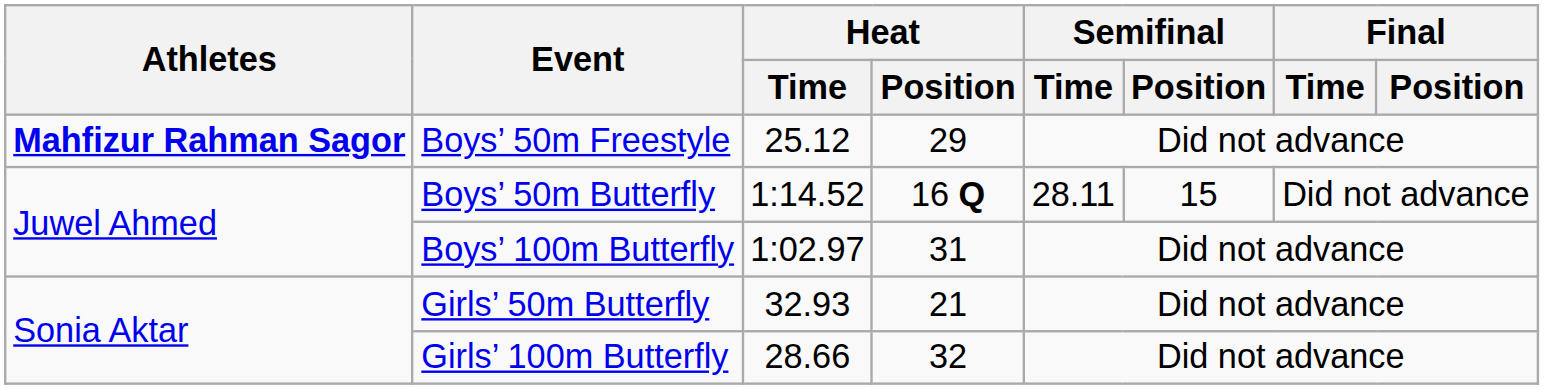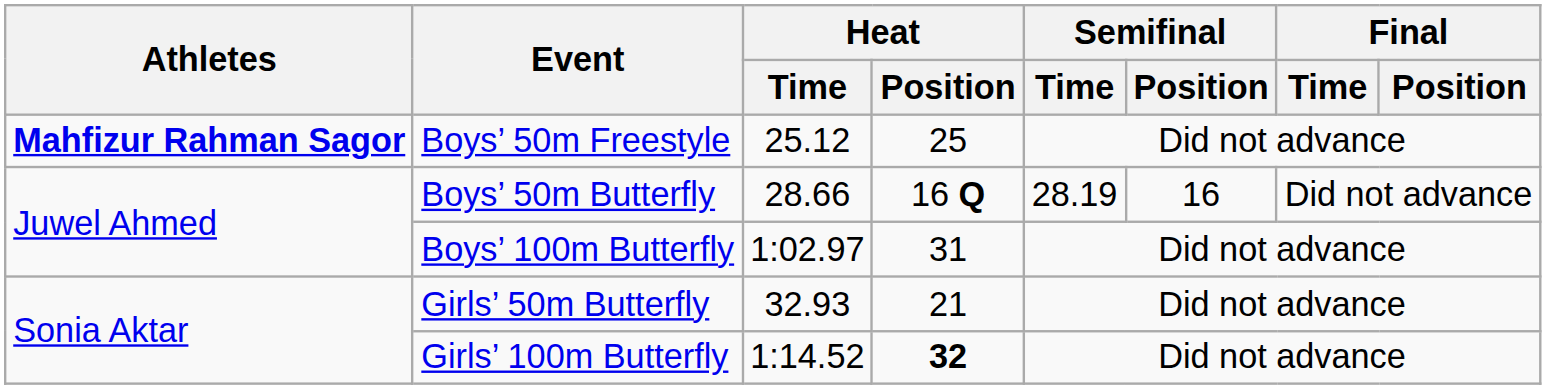(948, 141) 29 -> (948, 141) 25
(807, 195) 1:14.52 -> (807, 195) 28.66
(1073, 195) 28.11 -> (1075, 195) 28.19
(1199, 195) 15 -> (1201, 195) 16
(807, 358) 28.66 -> (807, 358) 1:14.52
(948, 358) normal -> (948, 358) bold
